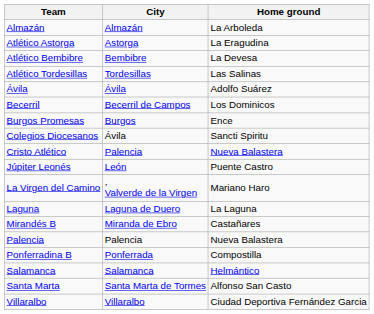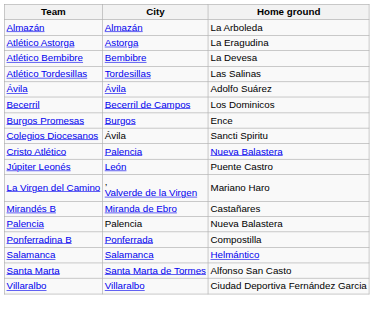- row: (23, 208)
